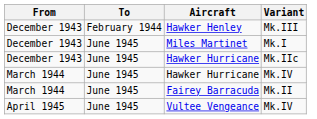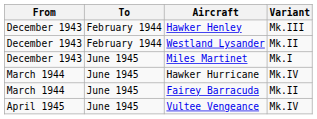+ row: (216, 44)
- row: (213, 59)
